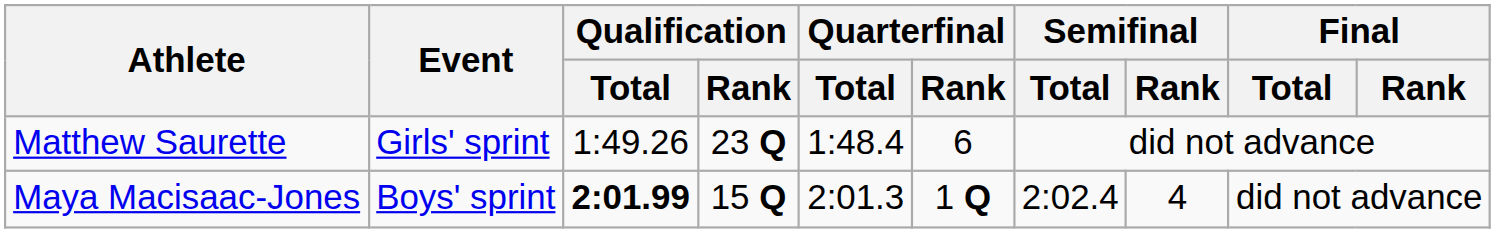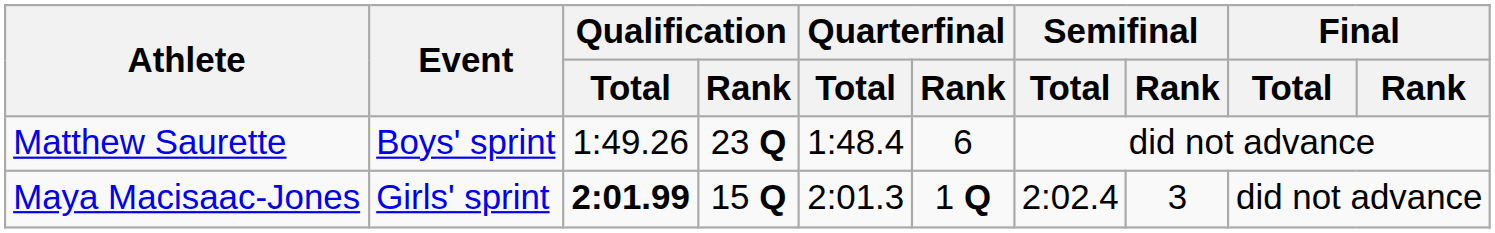(463, 142) Girls' sprint -> (466, 142) Boys' sprint
(466, 198) Boys' sprint -> (463, 198) Girls' sprint
(1177, 198) 4 -> (1177, 198) 3
